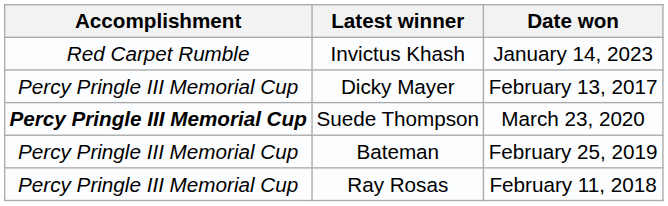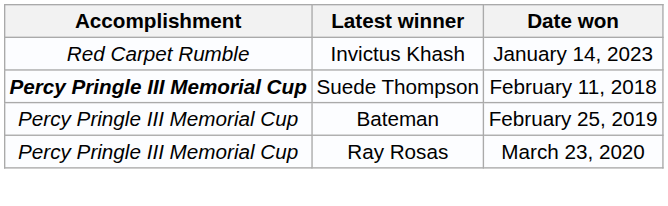- row: (398, 87)
(573, 119) March 23, 2020 -> (573, 87) February 11, 2018
(573, 185) February 11, 2018 -> (573, 152) March 23, 2020
